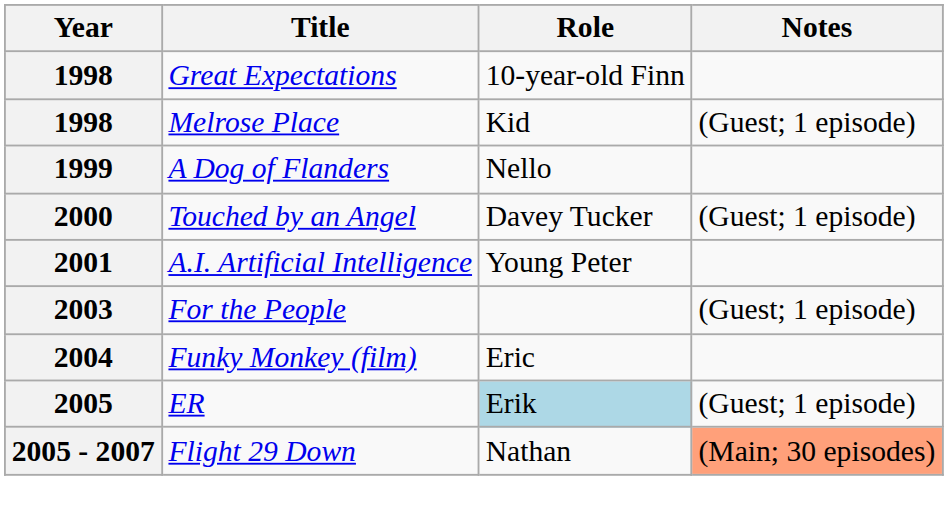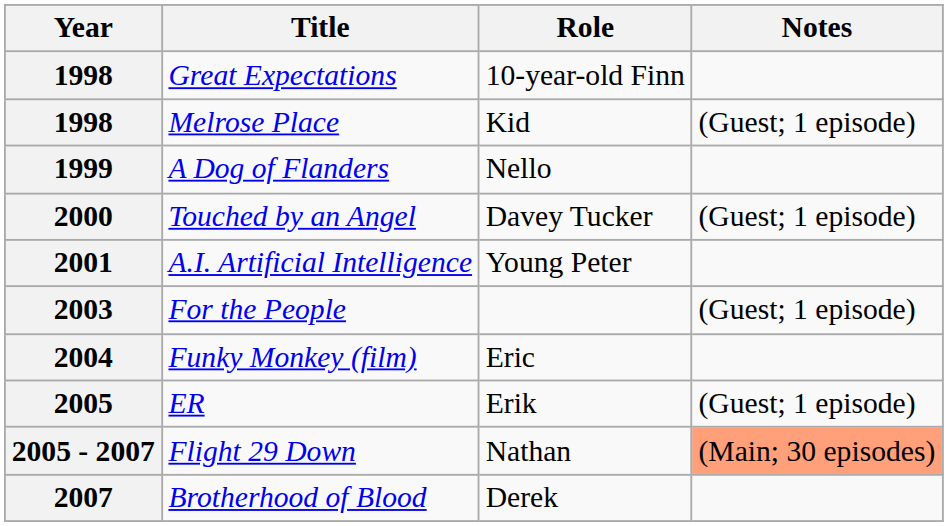(511, 403) lightblue background -> (511, 403) no background
+ row: (83, 497)
